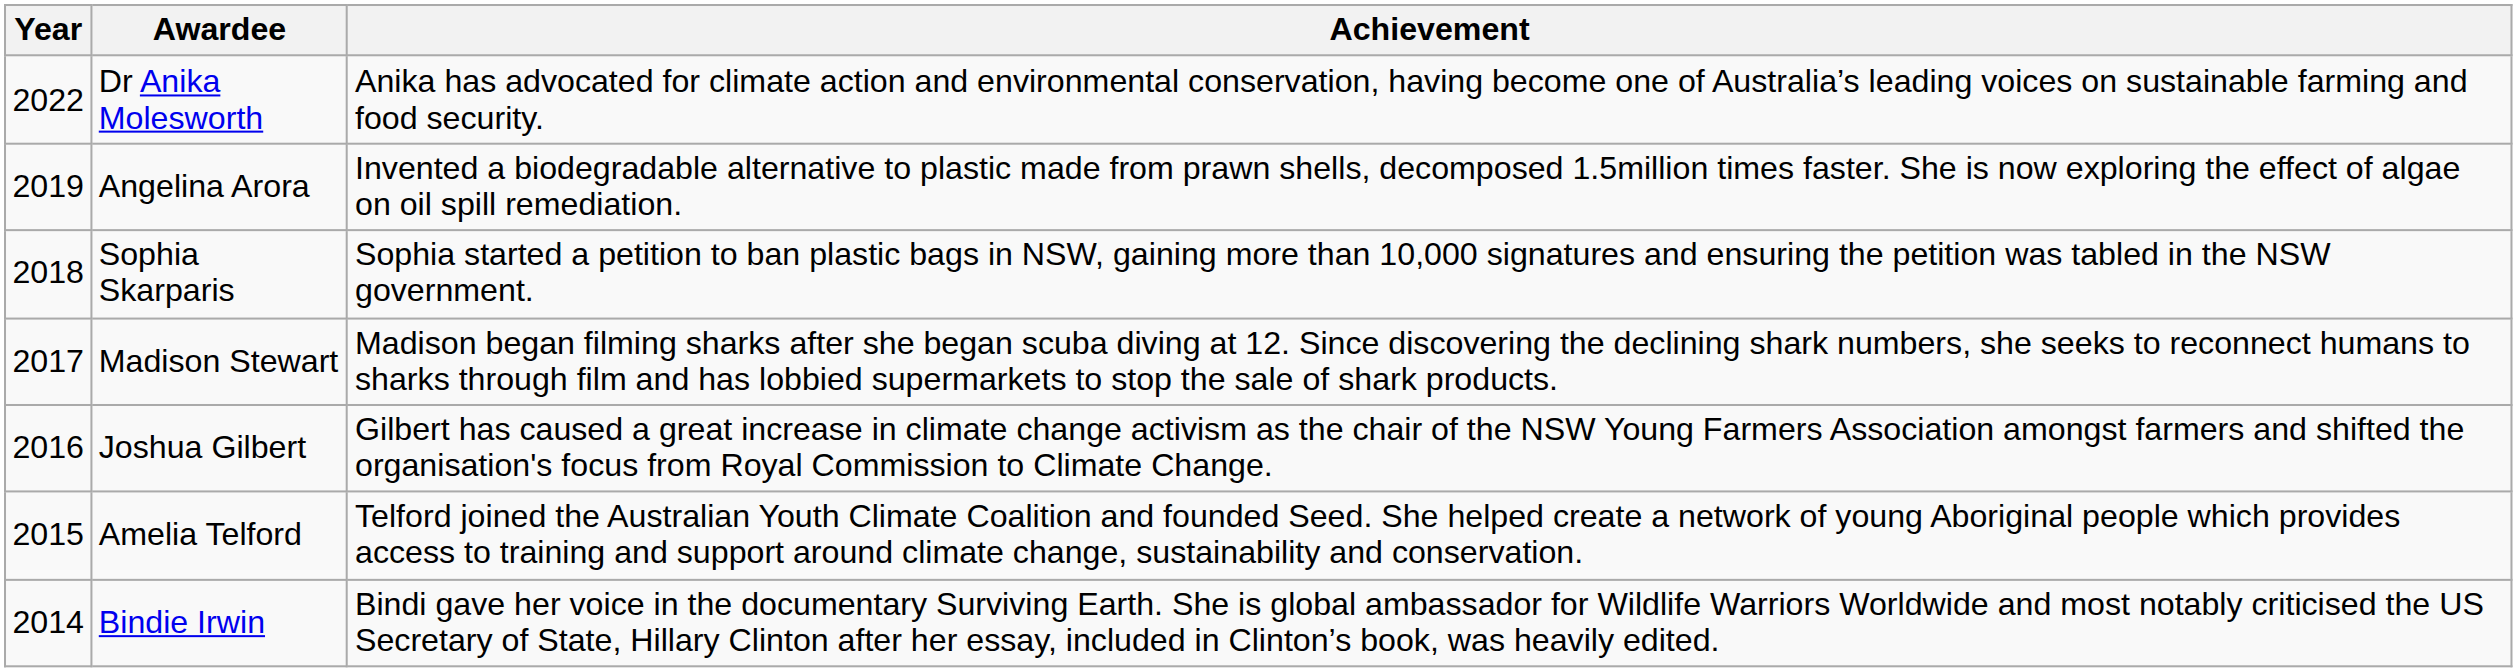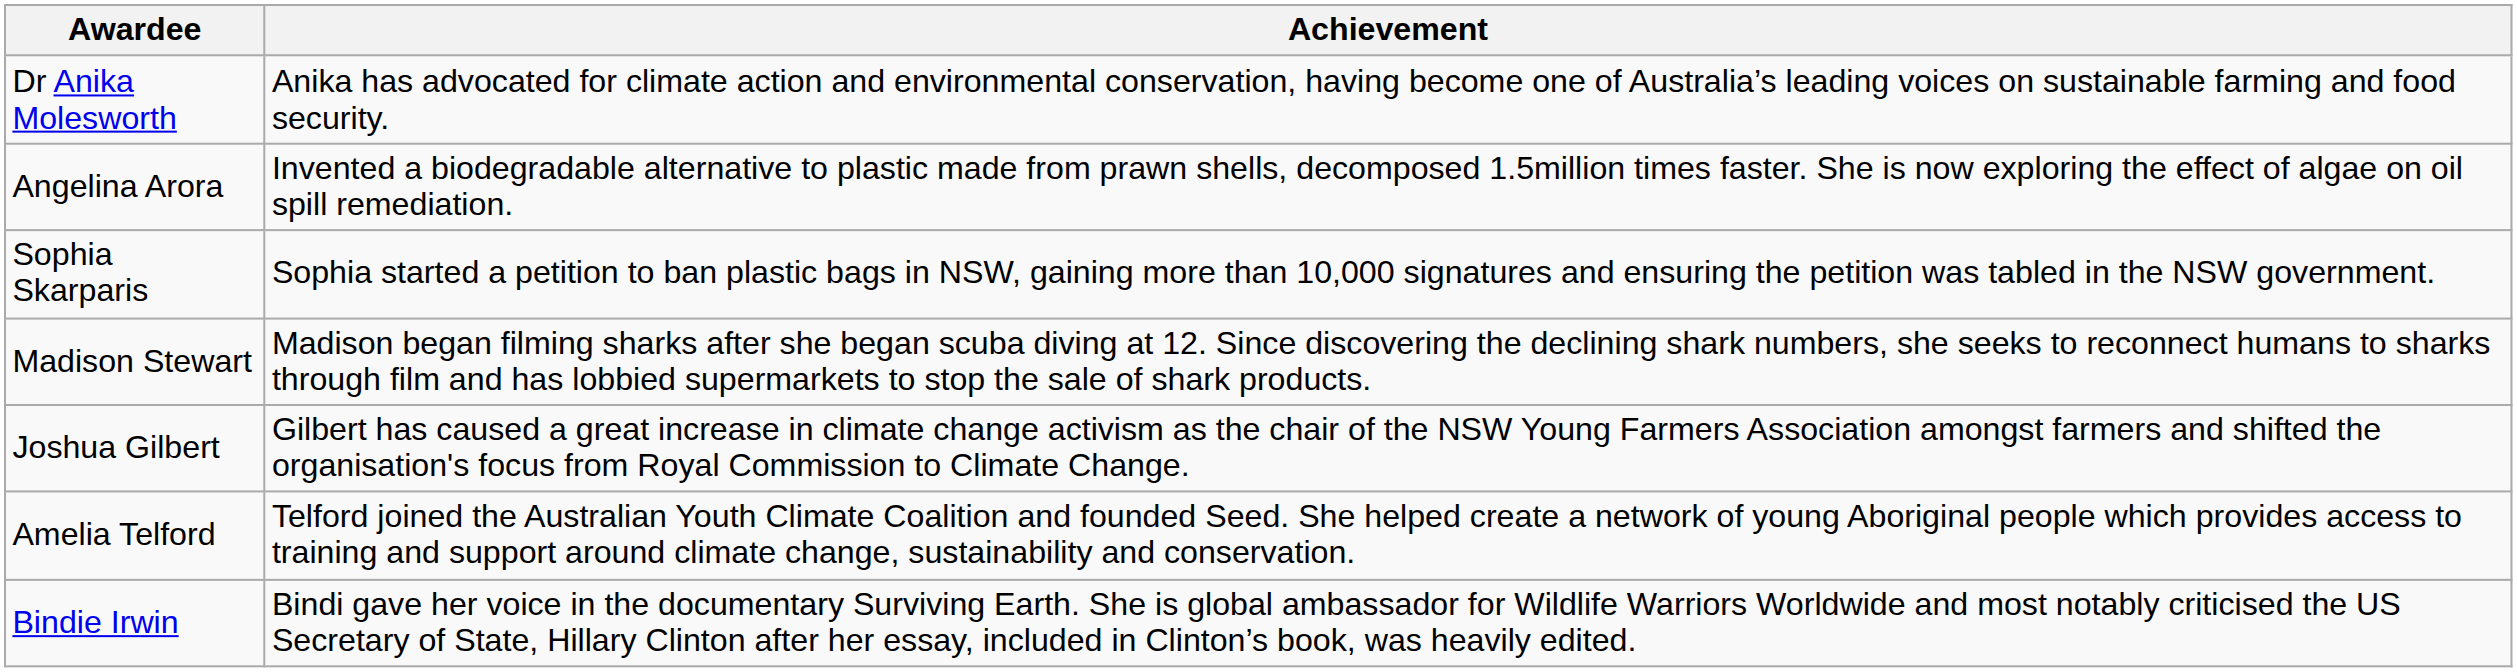- column: (48, 30)
